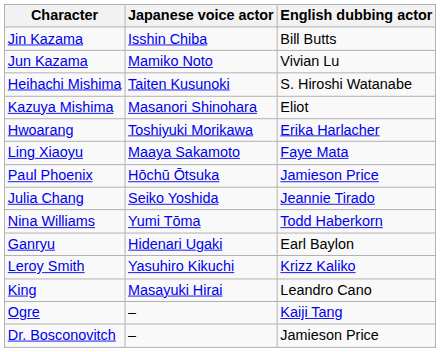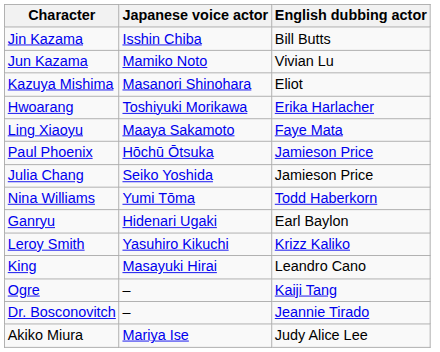- row: (65, 84)
(328, 198) Jeannie Tirado -> (324, 175) Jamieson Price
(330, 335) Jamieson Price -> (322, 312) Jeannie Tirado
+ row: (45, 335)
